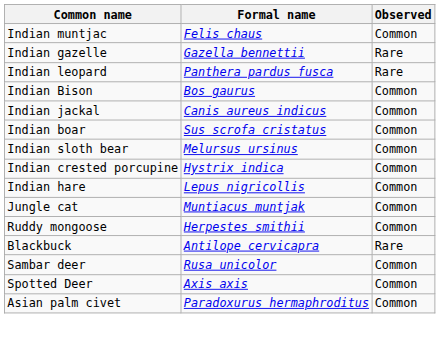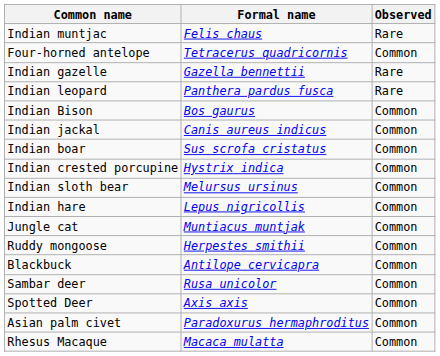(396, 33) Common -> (389, 33) Rare
+ row: (78, 53)
rows swapped: (68, 149) <-> (93, 168)
(389, 245) Rare -> (396, 265) Common
+ row: (57, 342)
